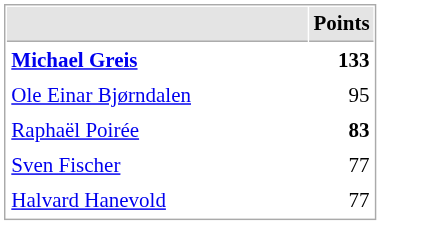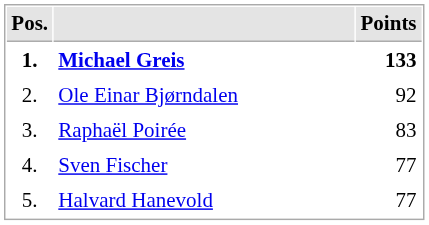+ column: (30, 23)
(359, 95) 95 -> (406, 95) 92
(359, 130) bold -> (406, 130) normal
